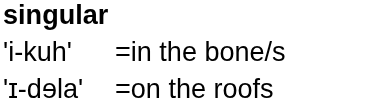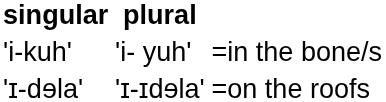+ column: (160, 14)
